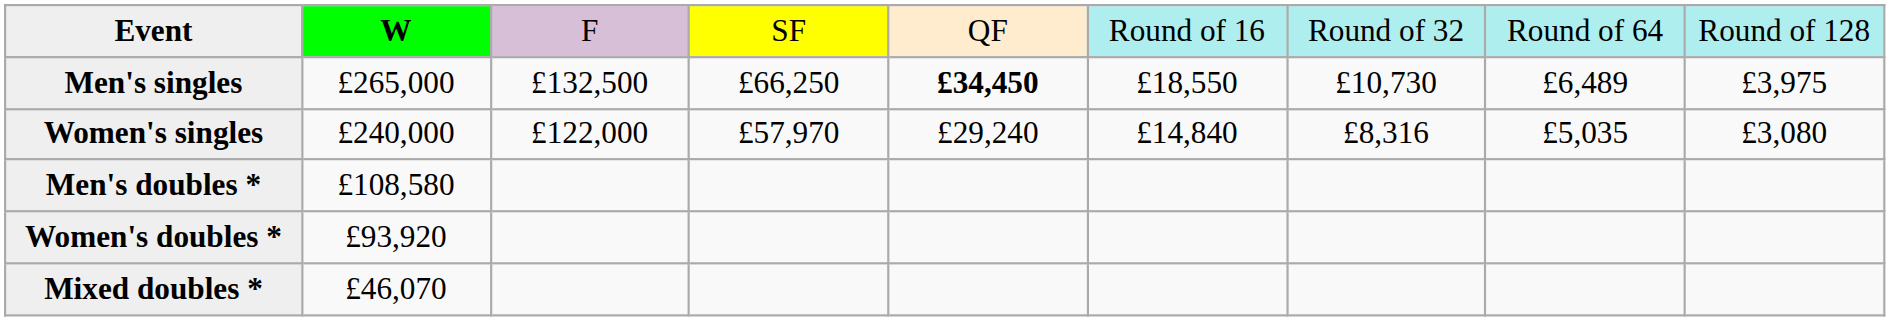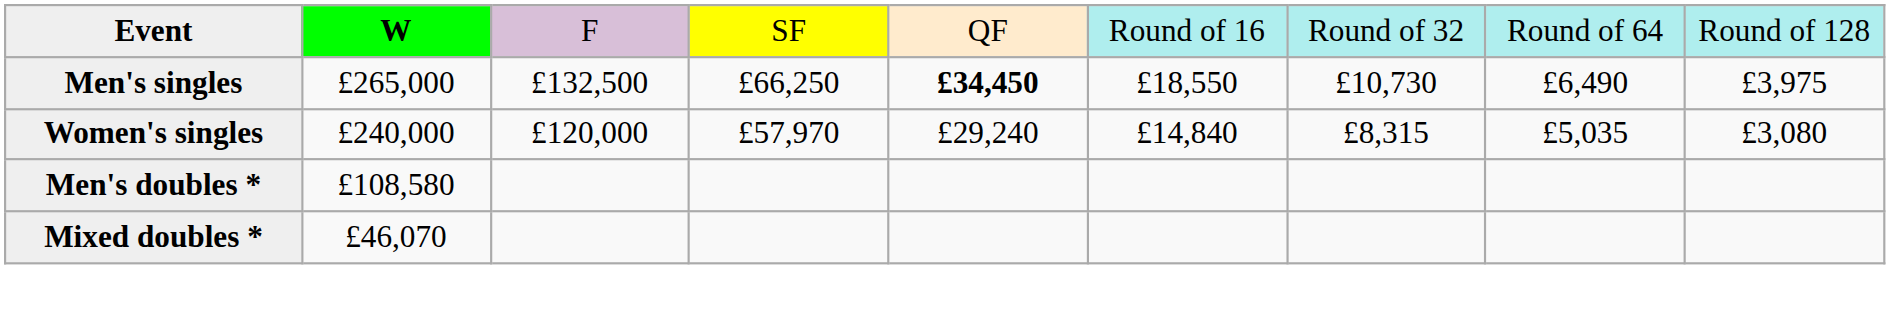(1585, 82) £6,489 -> (1585, 82) £6,490
(590, 133) £122,000 -> (590, 133) £120,000
(1386, 133) £8,316 -> (1386, 133) £8,315
- row: (153, 236)
